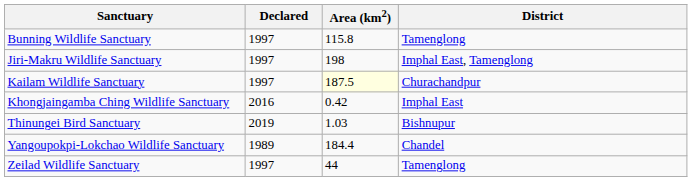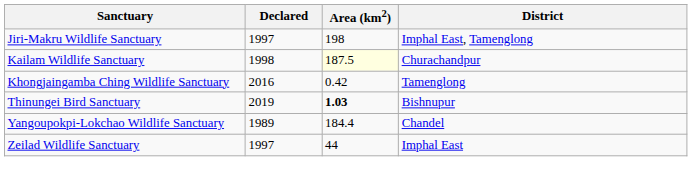- row: (79, 39)
(261, 81) 1997 -> (261, 60) 1998
(432, 102) Imphal East -> (433, 81) Tamenglong
(336, 123) normal -> (336, 102) bold
(433, 165) Tamenglong -> (432, 144) Imphal East
